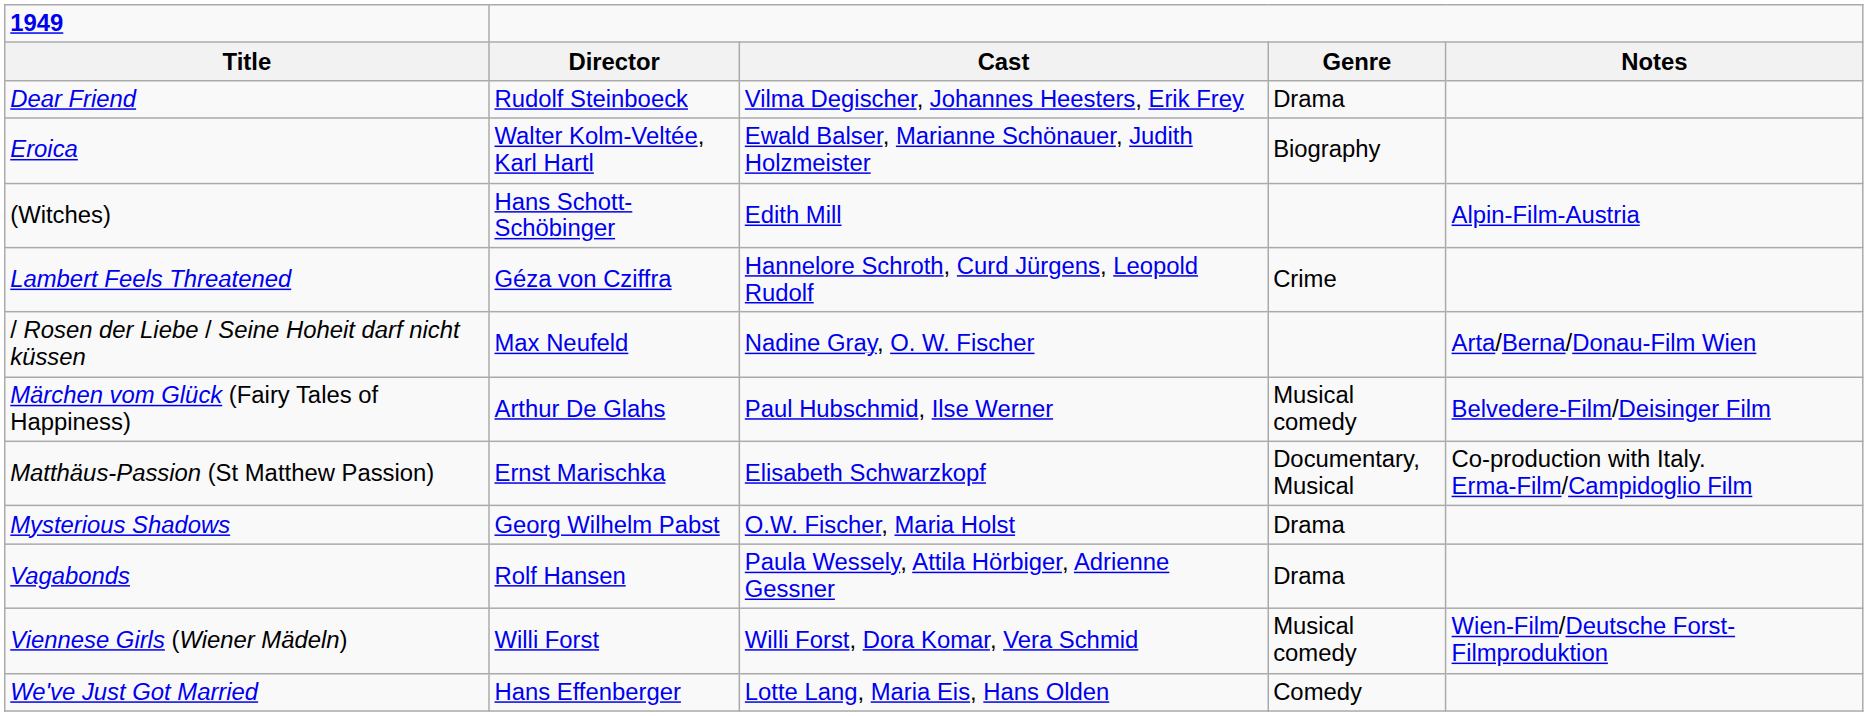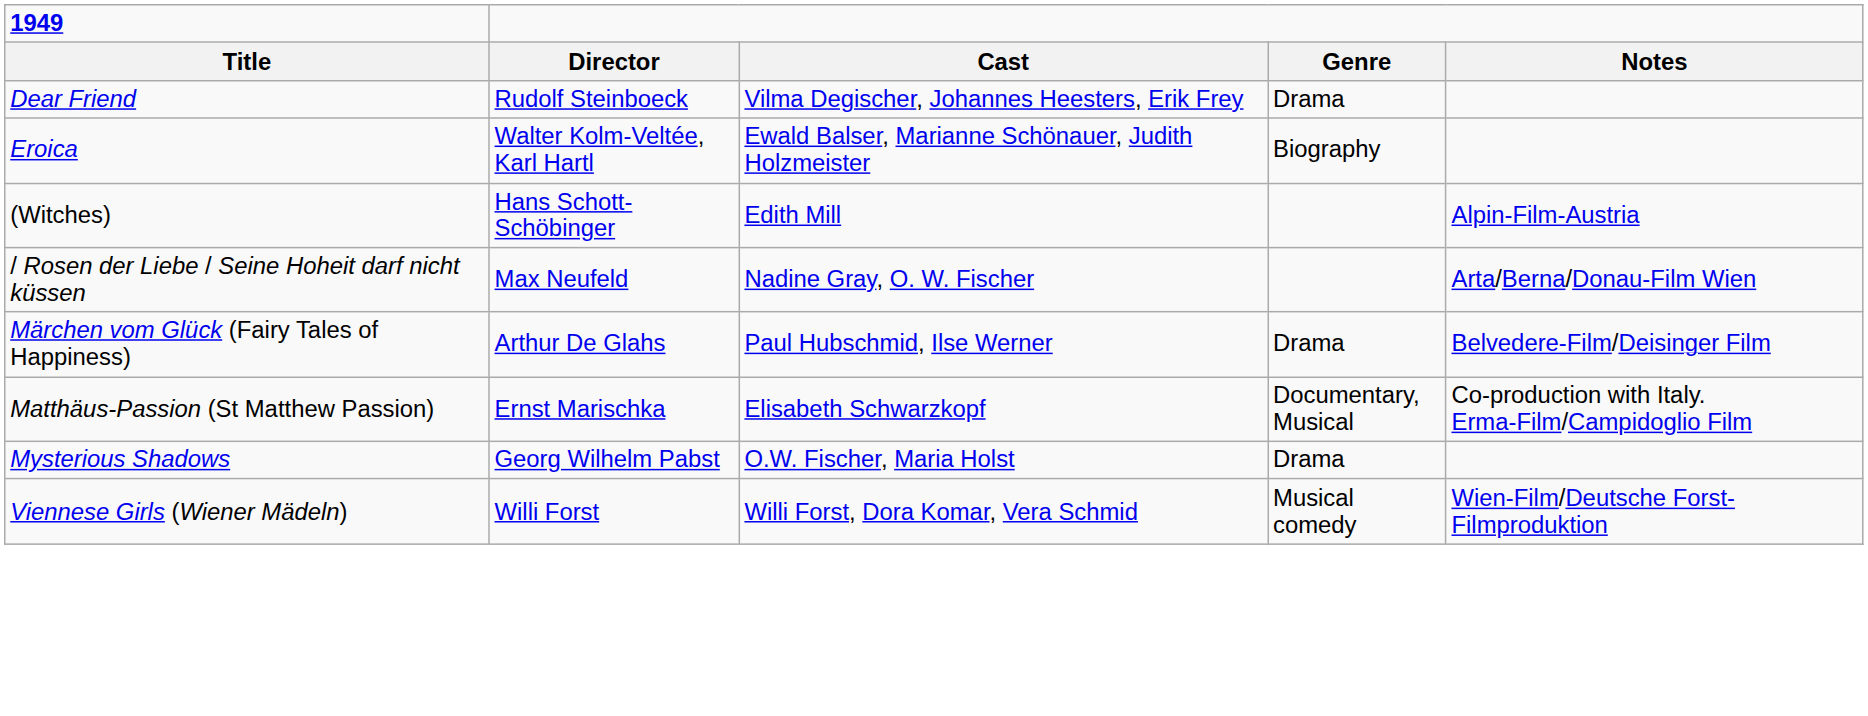- row: (151, 279)
(1315, 408) Musical comedy -> (1309, 344) Drama
- row: (70, 575)
- row: (134, 691)
